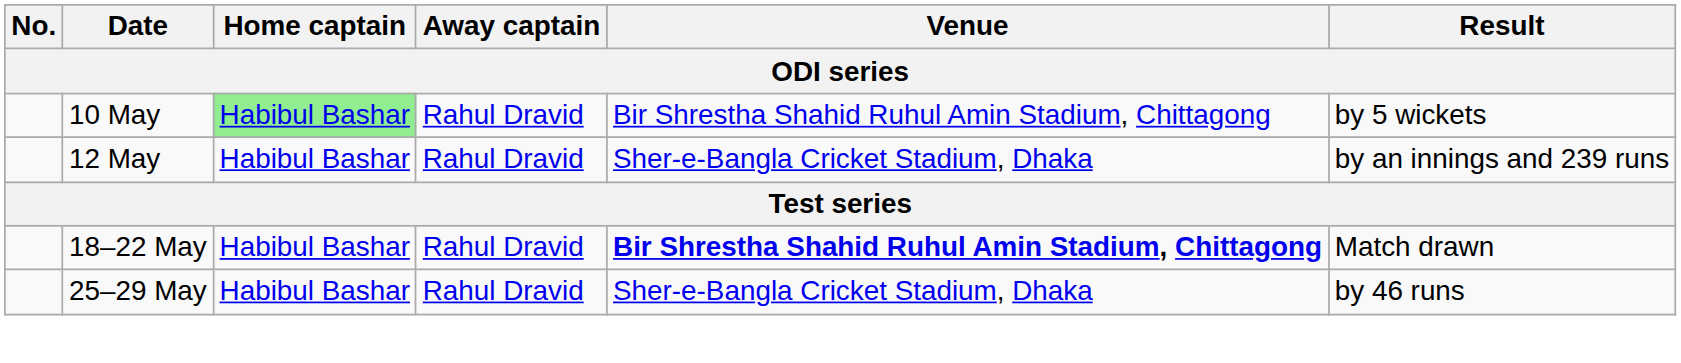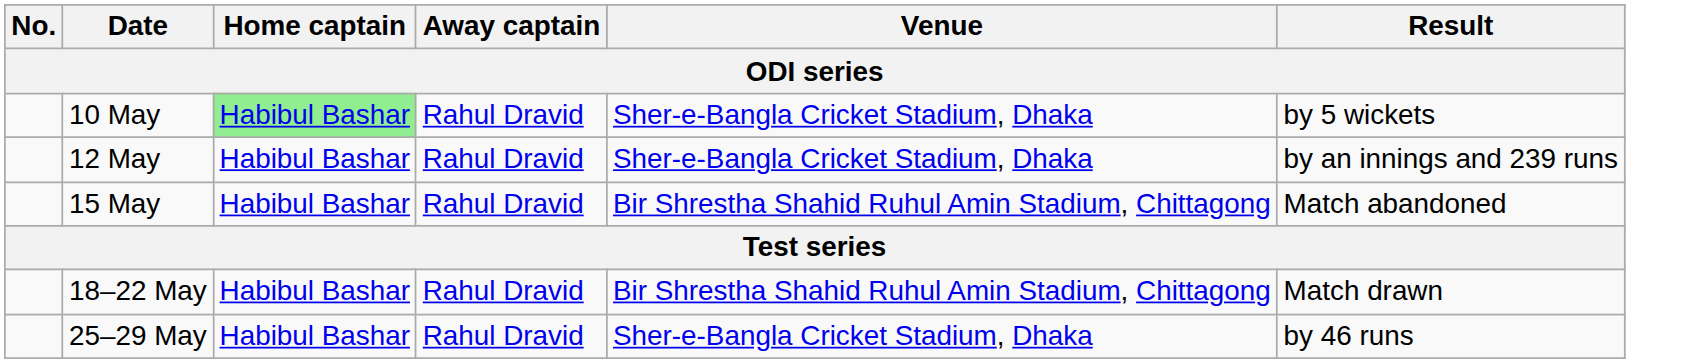(942, 114) Bir Shrestha Shahid Ruhul Amin Stadium, Chittagong -> (853, 114) Sher-e-Bangla Cricket Stadium, Dhaka
+ row: (115, 203)
(967, 247) bold -> (942, 291) normal
